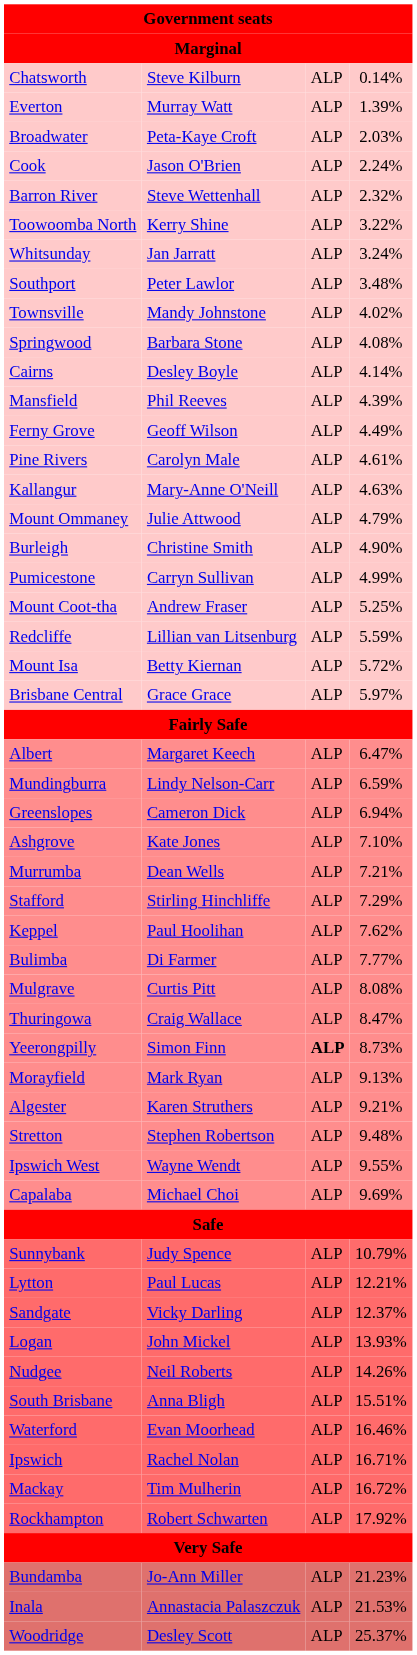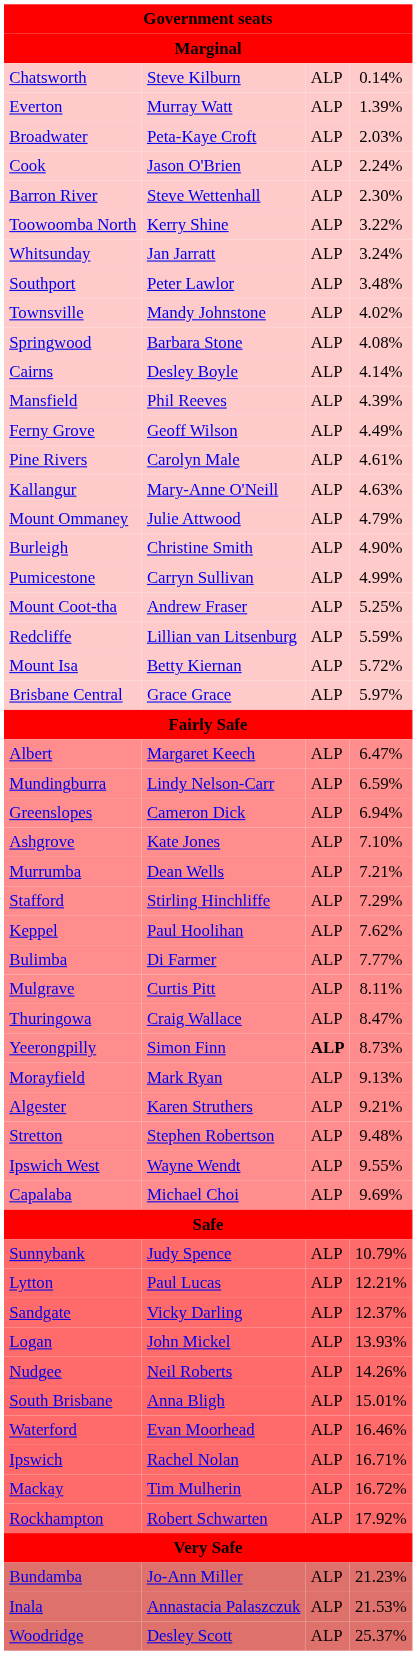(381, 195) 2.32% -> (381, 195) 2.30%
(381, 989) 8.08% -> (381, 989) 8.11%
(381, 1401) 15.51% -> (381, 1401) 15.01%
